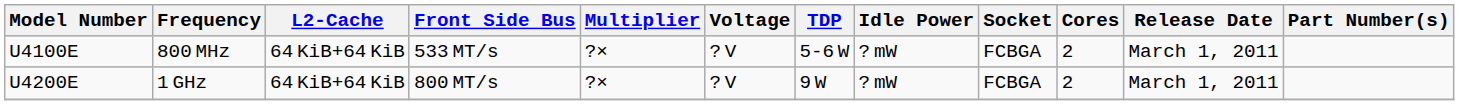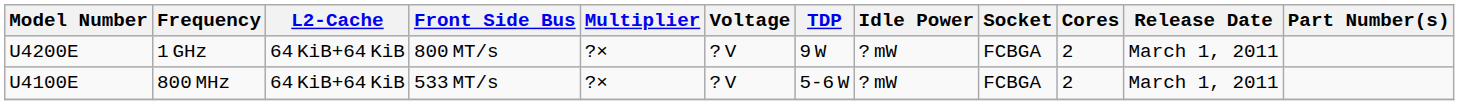rows swapped: (44, 83) <-> (44, 52)
